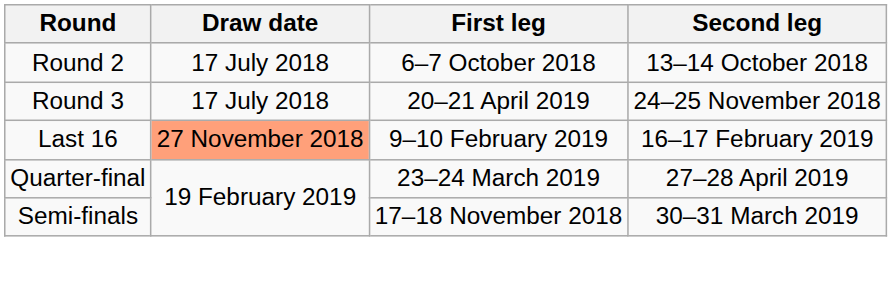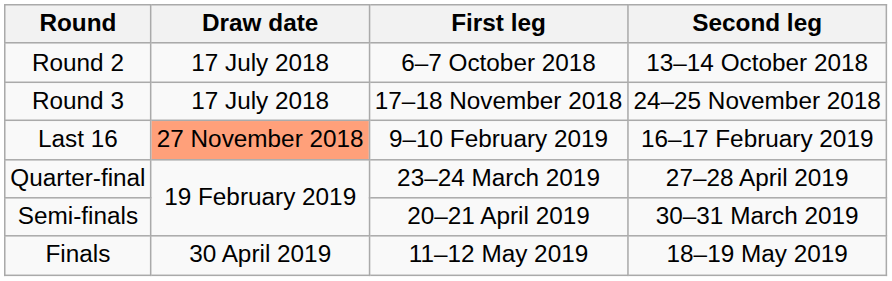(499, 100) 20–21 April 2019 -> (499, 100) 17–18 November 2018
(499, 216) 17–18 November 2018 -> (499, 216) 20–21 April 2019
+ row: (78, 255)
